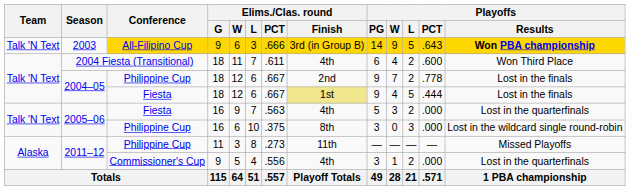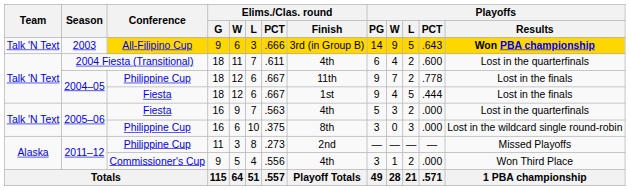(535, 62) Won Third Place -> (535, 62) Lost in the quarterfinals
(327, 78) 2nd -> (327, 78) 11th
(327, 95) khaki background -> (327, 95) no background
(327, 144) 11th -> (327, 144) 2nd
(535, 161) Lost in the quarterfinals -> (535, 161) Won Third Place
